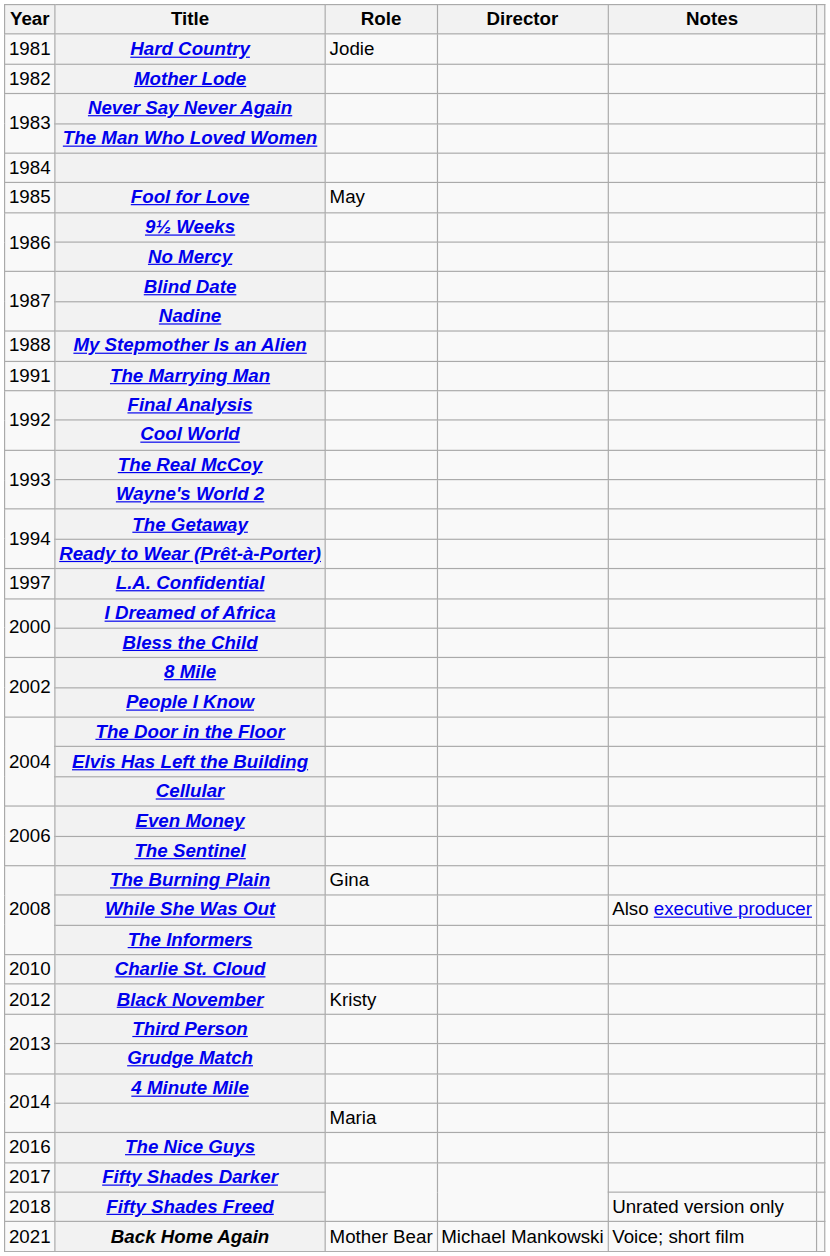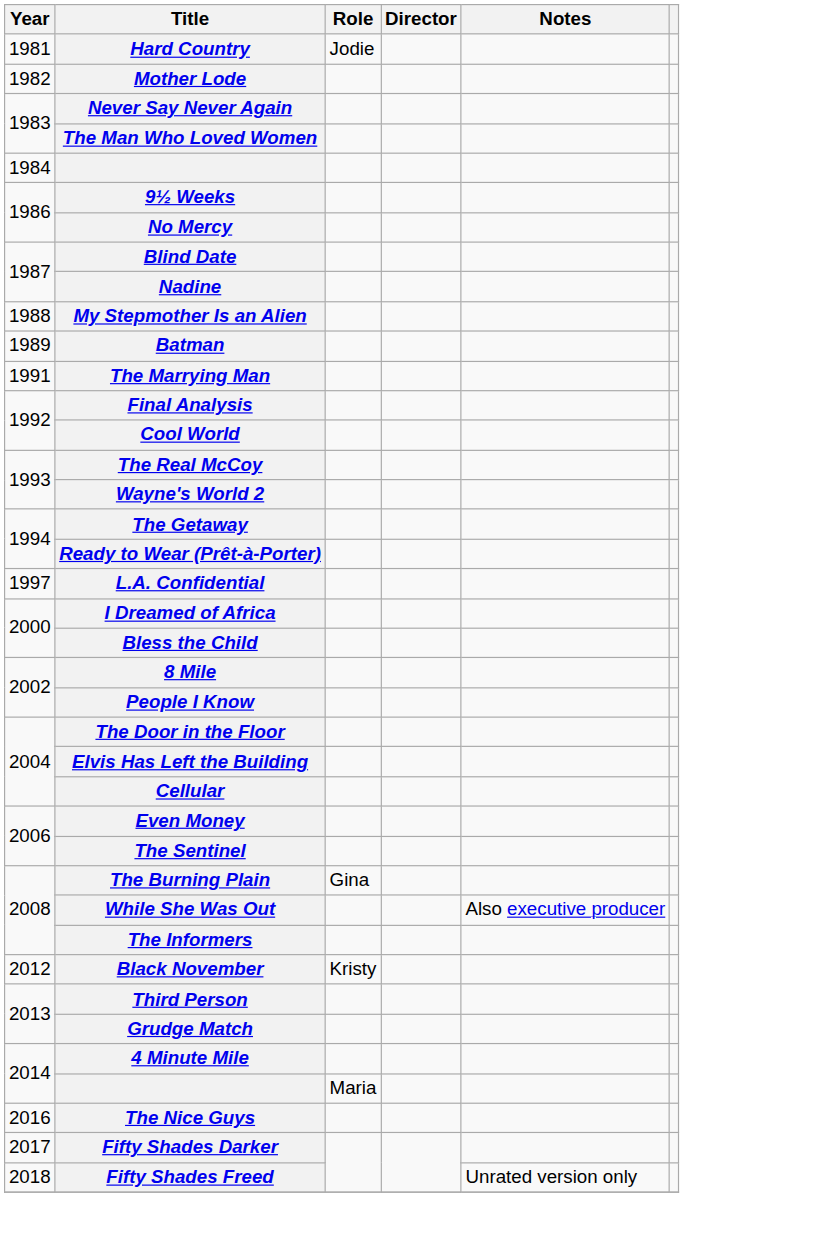- row: (30, 197)
+ row: (30, 345)
- row: (30, 969)
- row: (30, 1236)
